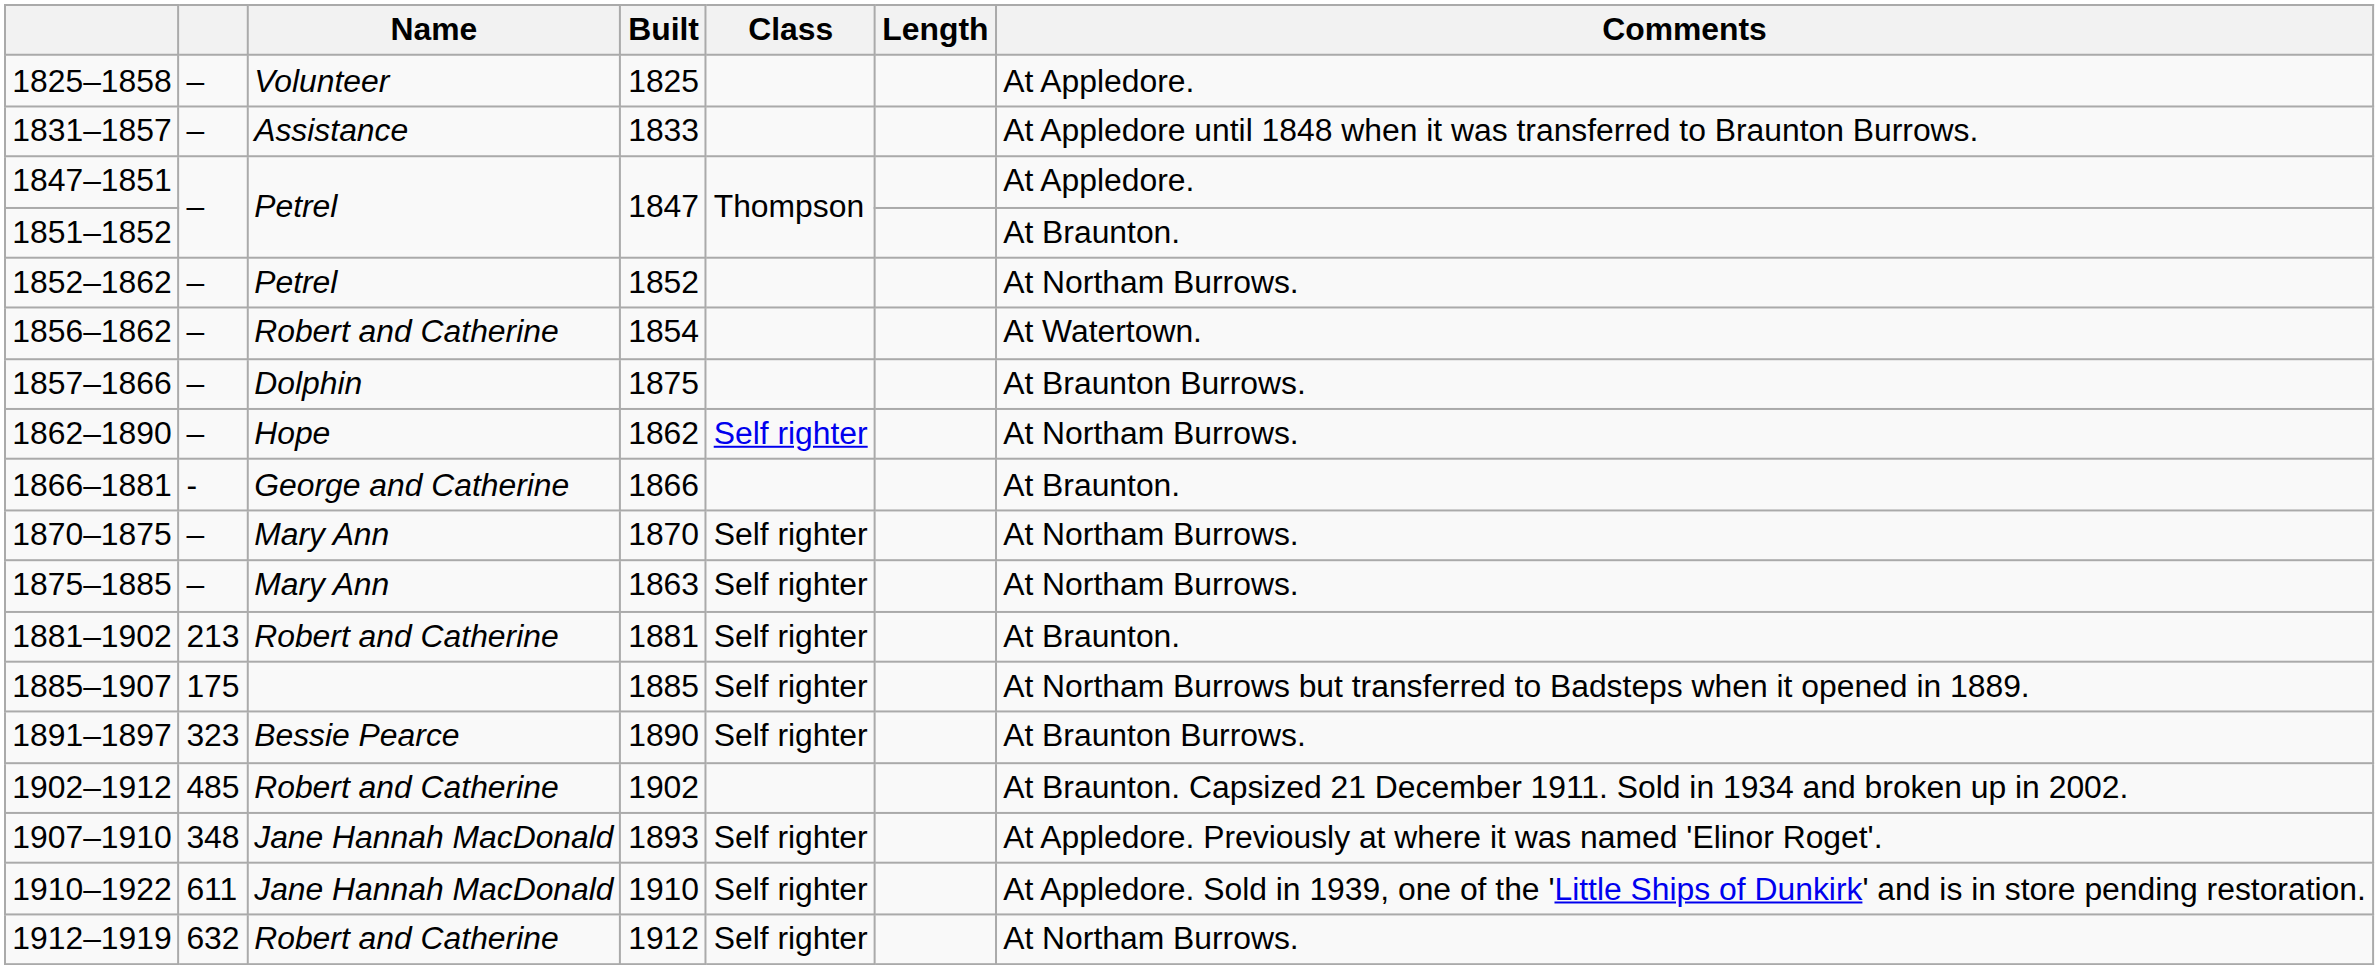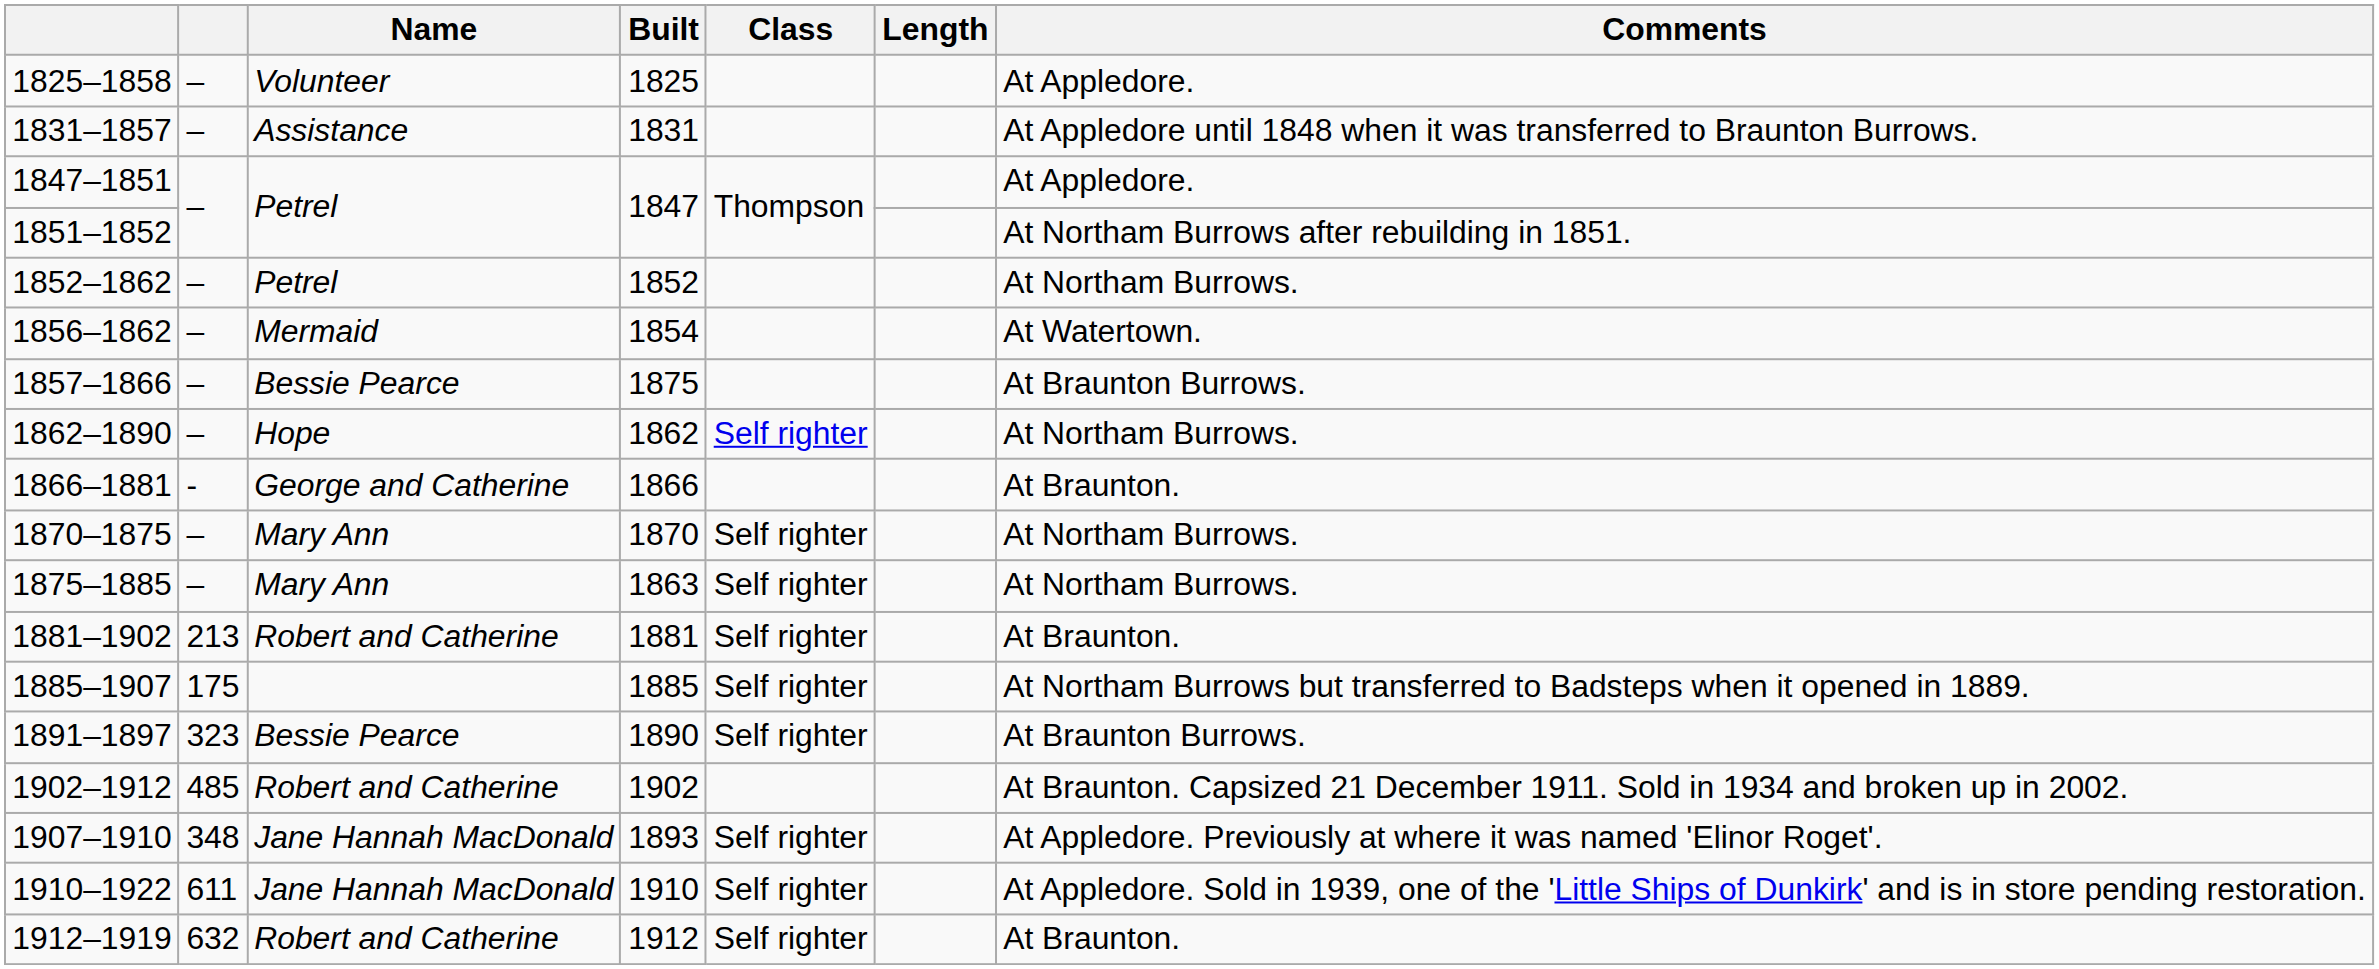(664, 130) 1833 -> (664, 130) 1831
(1092, 231) At Braunton. -> (1317, 231) At Northam Burrows after rebuilding in 1851.
(406, 332) Robert and Catherine -> (316, 332) Mermaid
(308, 383) Dolphin -> (357, 383) Bessie Pearce
(1151, 938) At Northam Burrows. -> (1092, 938) At Braunton.
